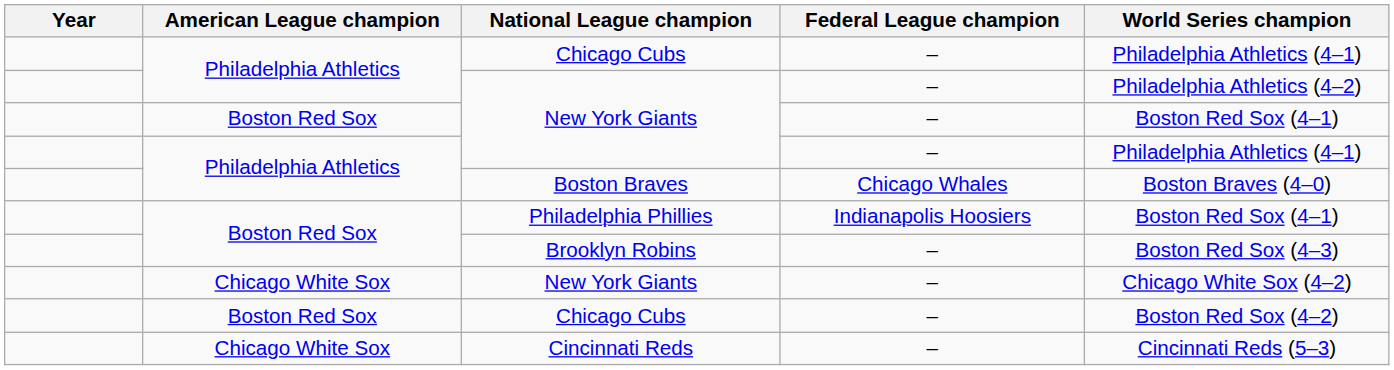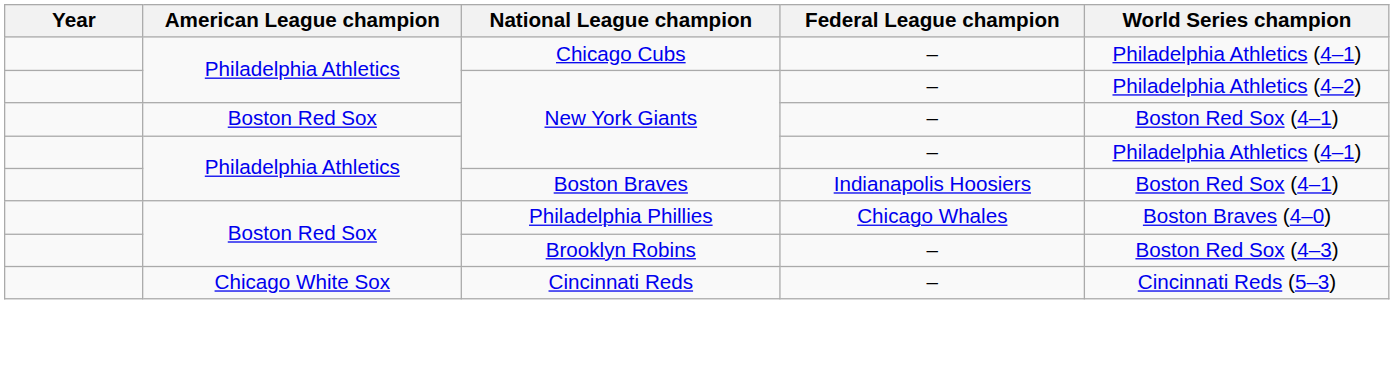(932, 184) Chicago Whales -> (932, 184) Indianapolis Hoosiers
(1237, 184) Boston Braves (4–0) -> (1237, 184) Boston Red Sox (4–1)
(932, 217) Indianapolis Hoosiers -> (932, 217) Chicago Whales
(1237, 217) Boston Red Sox (4–1) -> (1237, 217) Boston Braves (4–0)
- row: (302, 282)
- row: (302, 315)
